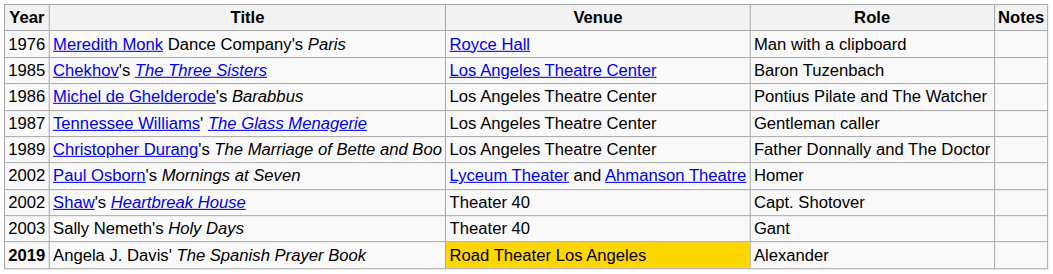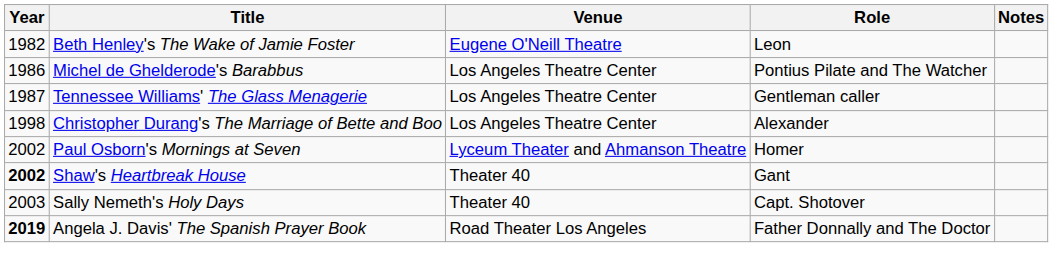- row: (199, 44)
+ row: (204, 44)
- row: (160, 70)
(27, 149) 1989 -> (27, 123) 1998
(872, 149) Father Donnally and The Doctor -> (791, 123) Alexander
(27, 202) normal -> (27, 176) bold
(809, 202) Capt. Shotover -> (772, 176) Gant
(772, 228) Gant -> (809, 202) Capt. Shotover
(548, 255) gold background -> (548, 228) no background
(791, 255) Alexander -> (872, 228) Father Donnally and The Doctor
